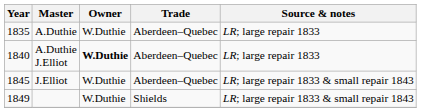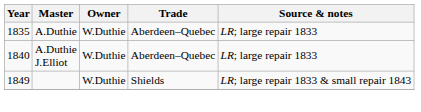(105, 55) bold -> (104, 55) normal
- row: (18, 80)
